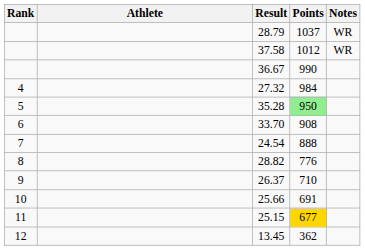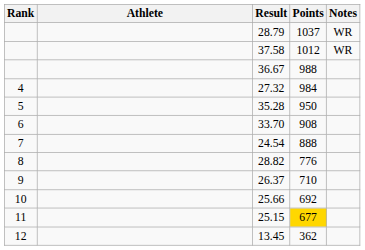(308, 69) 990 -> (308, 69) 988
(308, 106) lightgreen background -> (308, 106) no background
(308, 198) 691 -> (308, 198) 692
